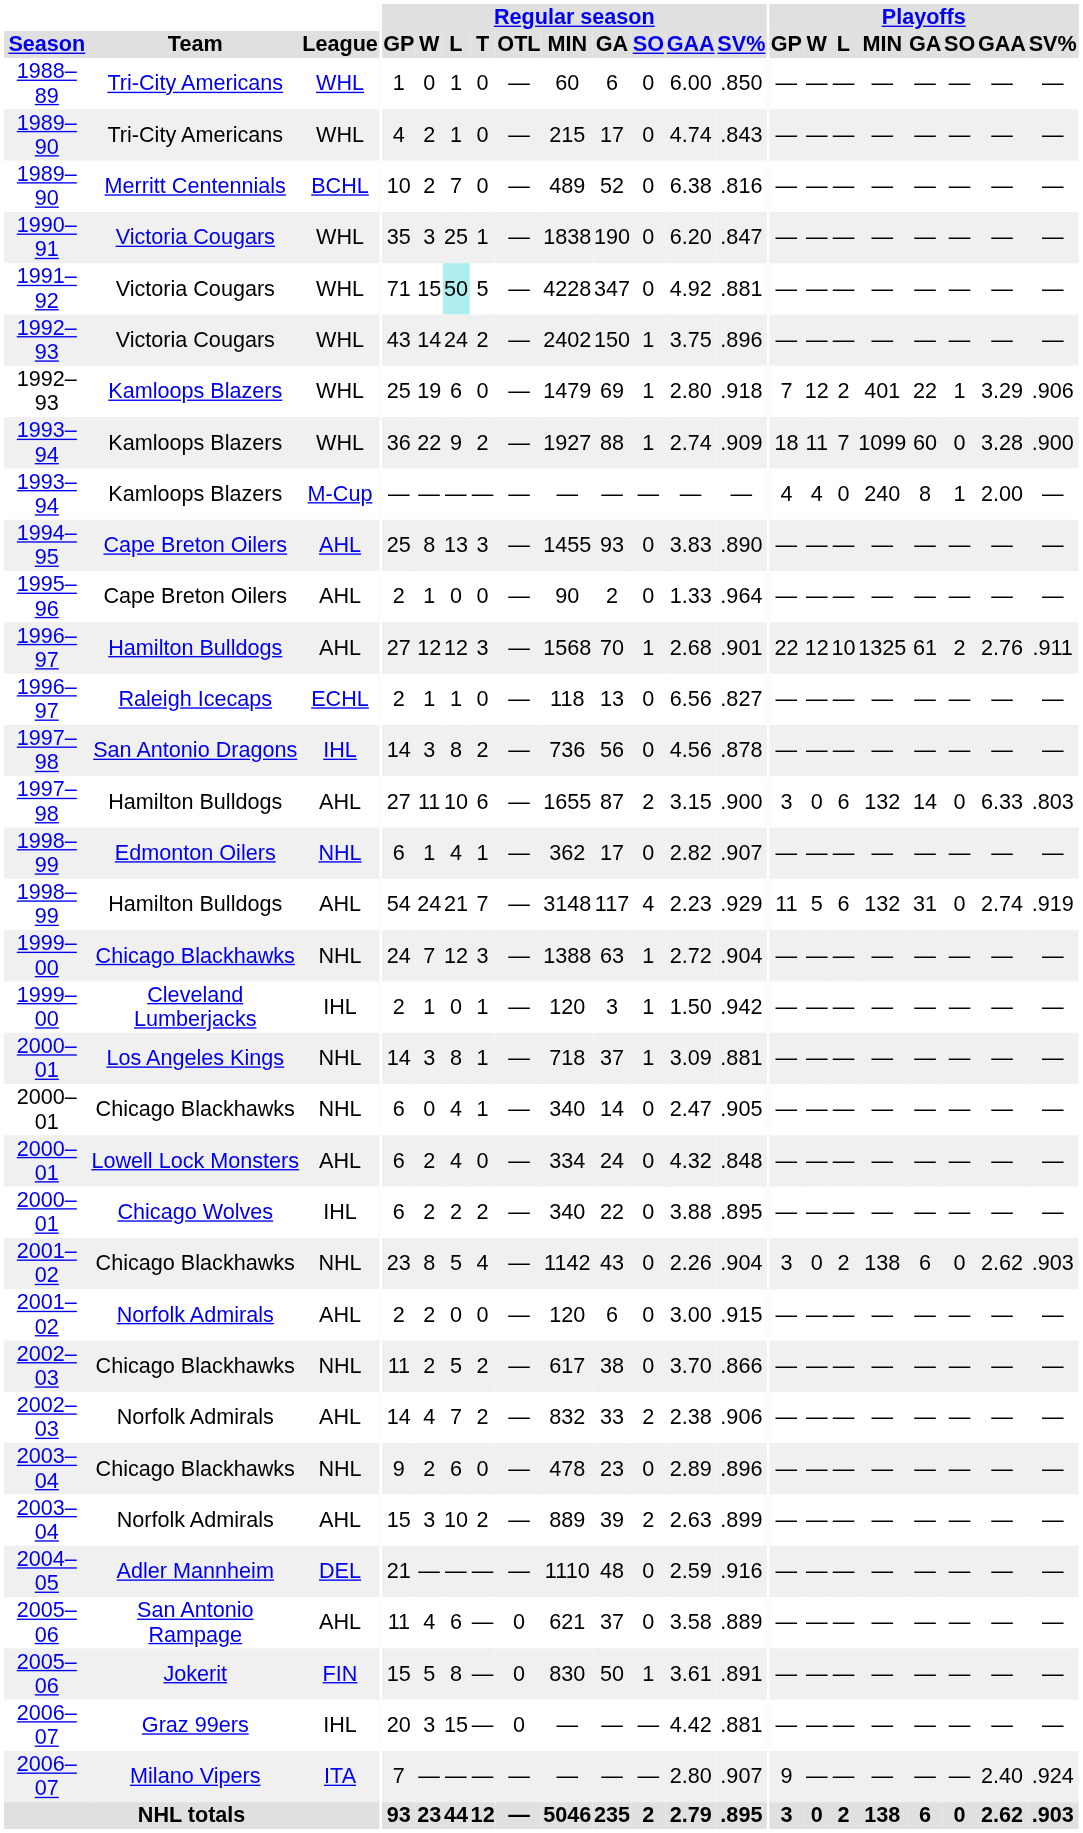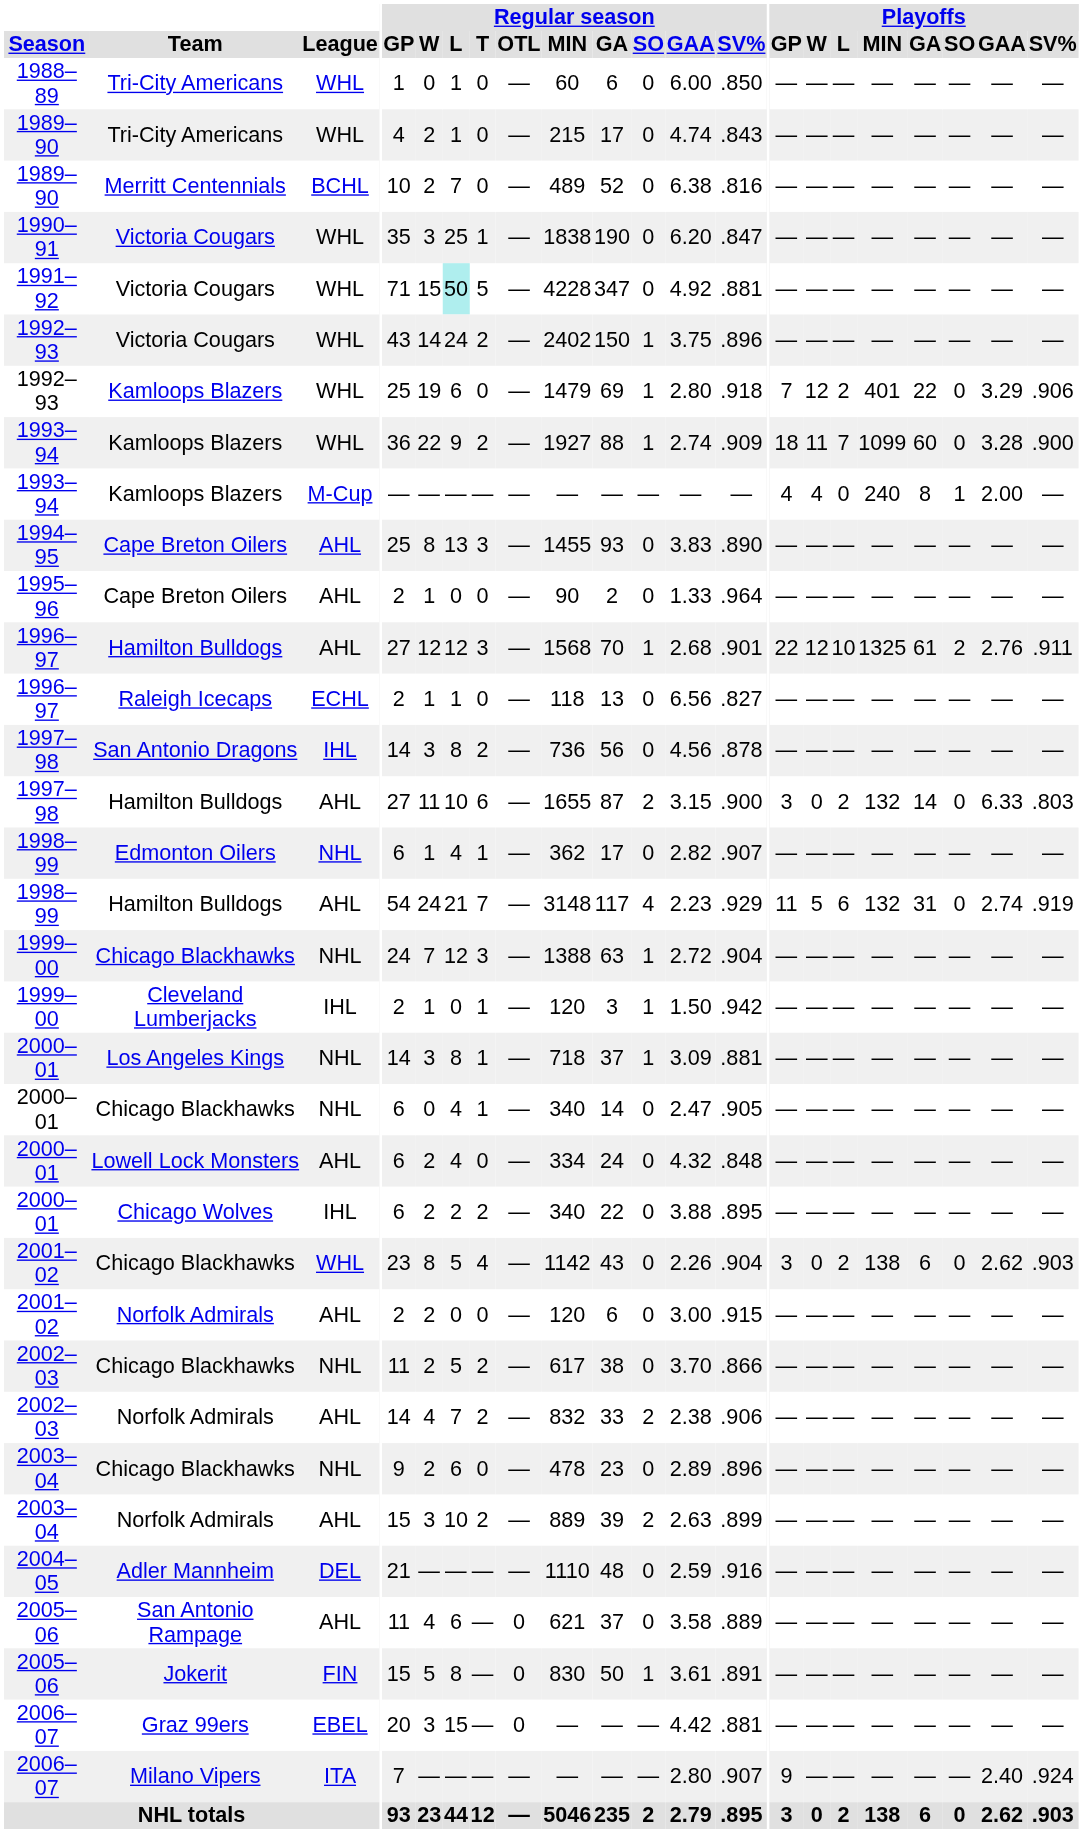(960, 391) 1 -> (960, 391) 0
(843, 801) 6 -> (843, 801) 2
(340, 1263) NHL -> (340, 1263) WHL
(340, 1725) IHL -> (340, 1725) EBEL
